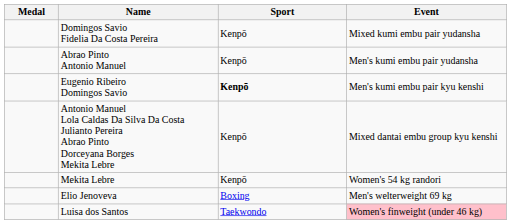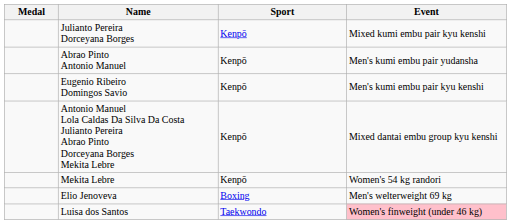+ row: (97, 33)
- row: (109, 33)
(234, 87) bold -> (234, 87) normal
